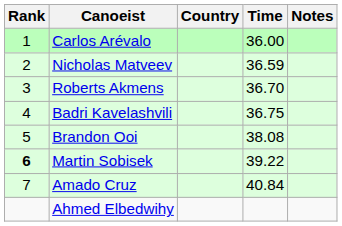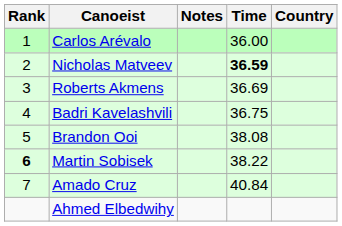columns swapped: (210, 16) <-> (312, 16)
(265, 64) normal -> (249, 64) bold
(265, 88) 36.70 -> (249, 88) 36.69
(265, 161) 39.22 -> (249, 161) 38.22
